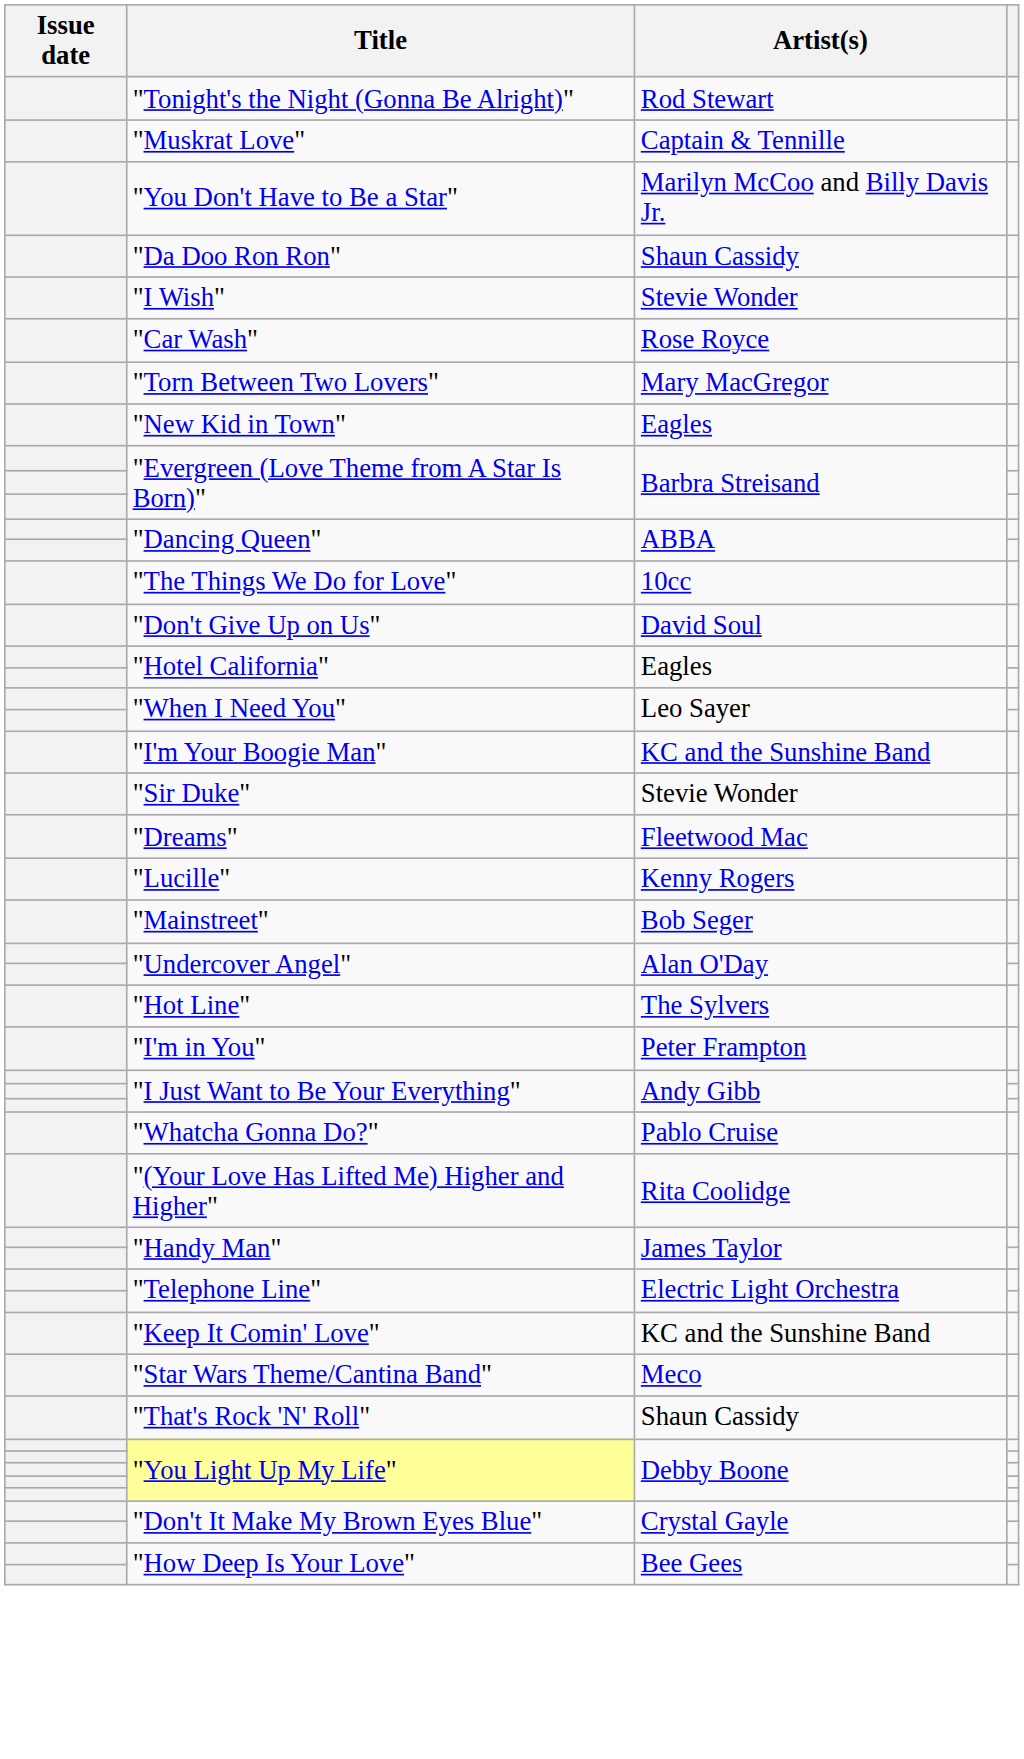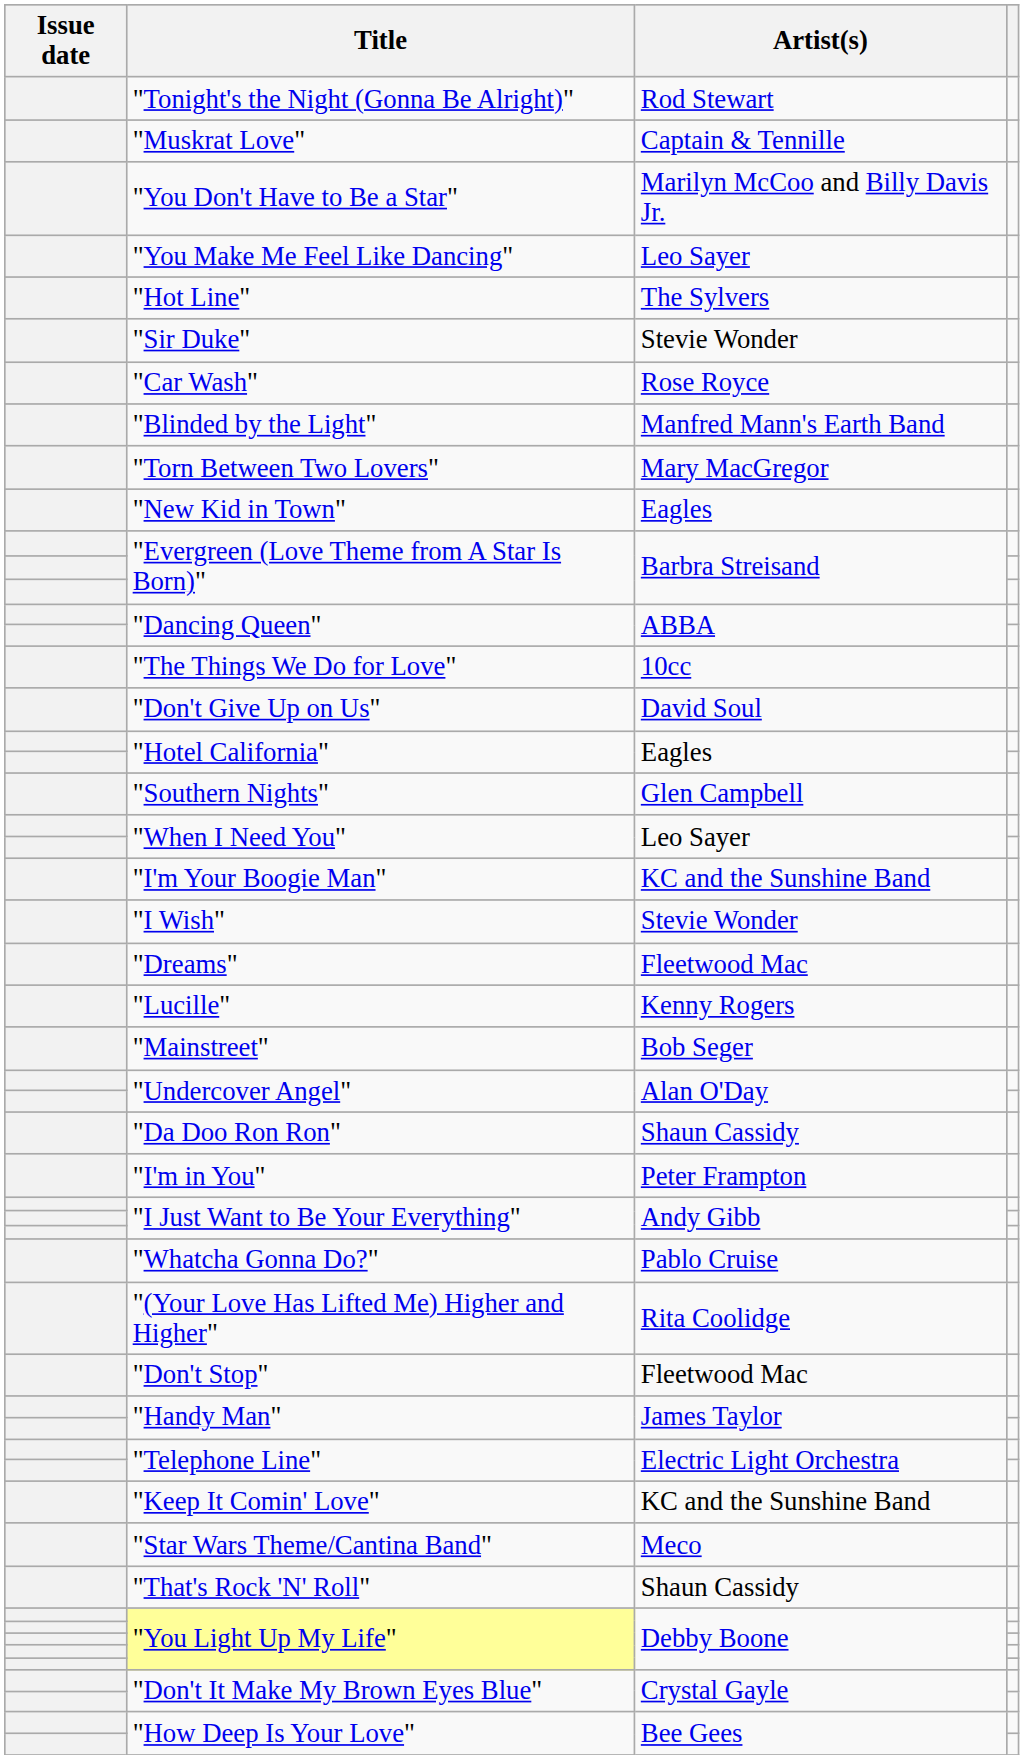+ row: (323, 255)
rows swapped: (191, 1005) <-> (237, 255)
rows swapped: (179, 297) <-> (191, 793)
+ row: (255, 424)
+ row: (231, 793)
+ row: (201, 1374)
